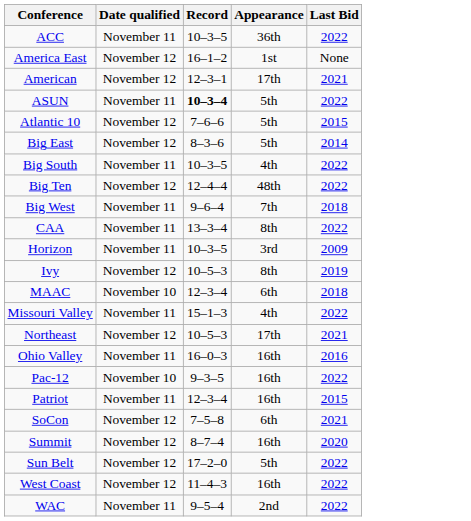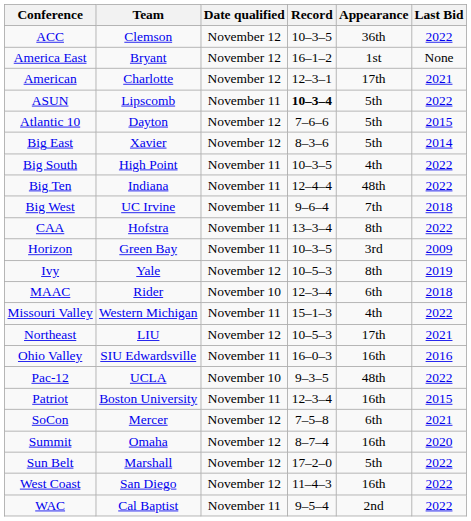+ column: (148, 15)
(139, 36) November 11 -> (244, 36) November 12
(139, 185) November 12 -> (244, 185) November 11
(269, 377) 16th -> (374, 377) 48th
